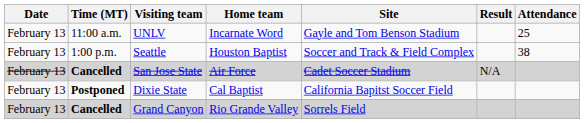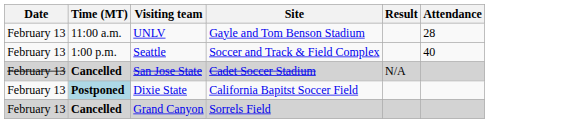- column: (254, 14)
(524, 33) 25 -> (429, 33) 28
(524, 52) 38 -> (429, 52) 40
(98, 90) no background -> (98, 90) lightblue background
